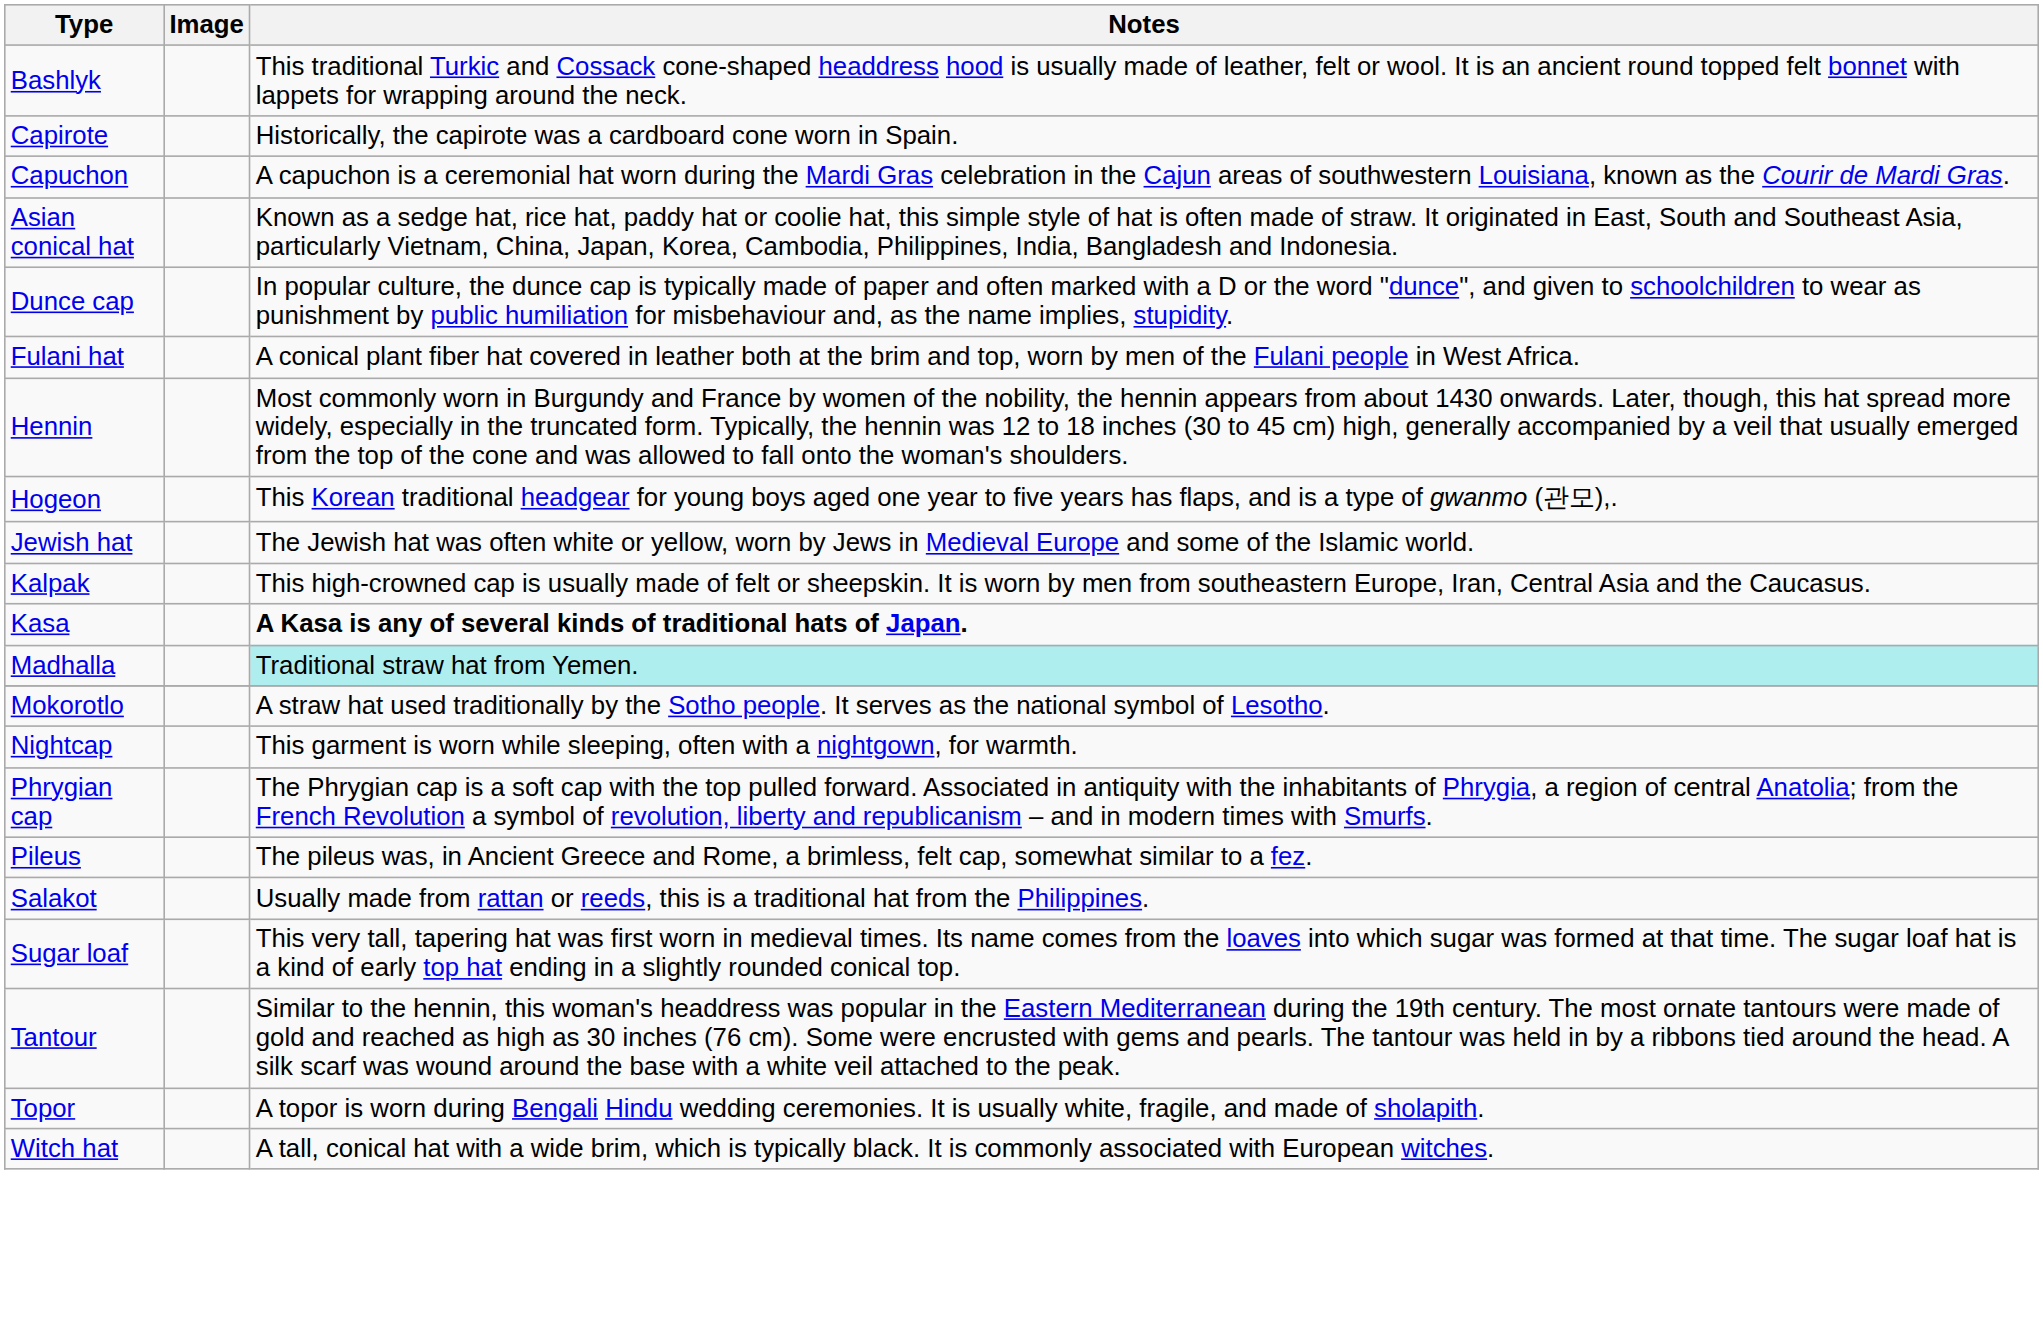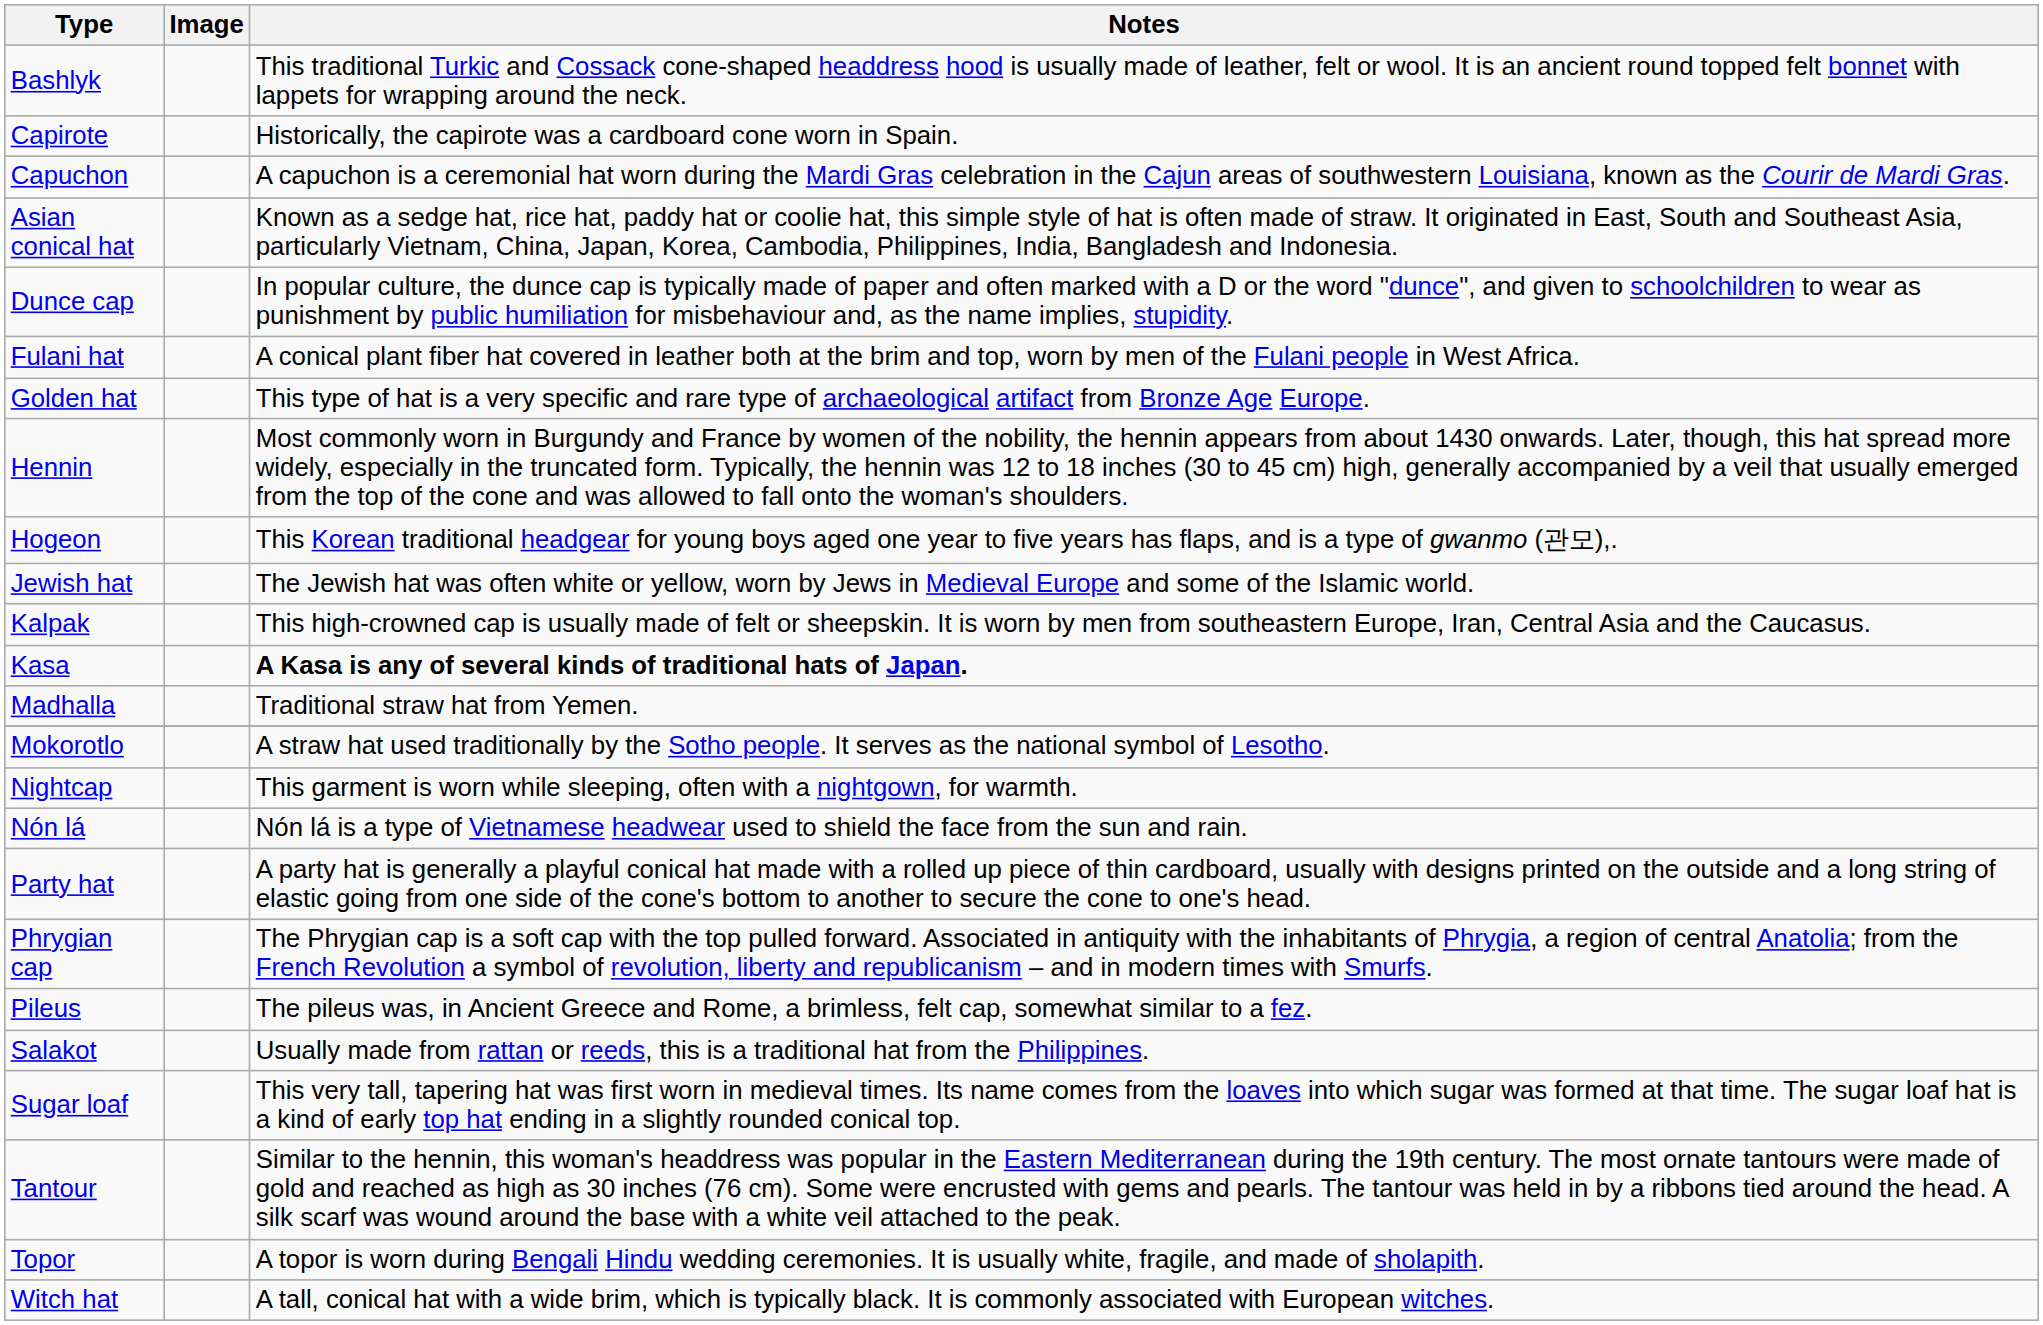+ row: (74, 397)
(447, 664) paleturquoise background -> (447, 705) no background
+ row: (48, 828)
+ row: (62, 883)
